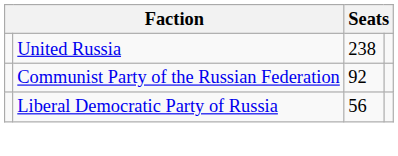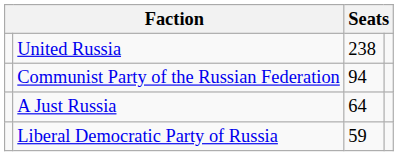(357, 77) 92 -> (357, 77) 94
+ row: (67, 106)
(357, 106) 56 -> (357, 135) 59
